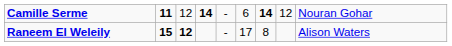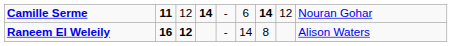(166, 32) 15 -> (166, 32) 16
(246, 32) 17 -> (246, 32) 14
